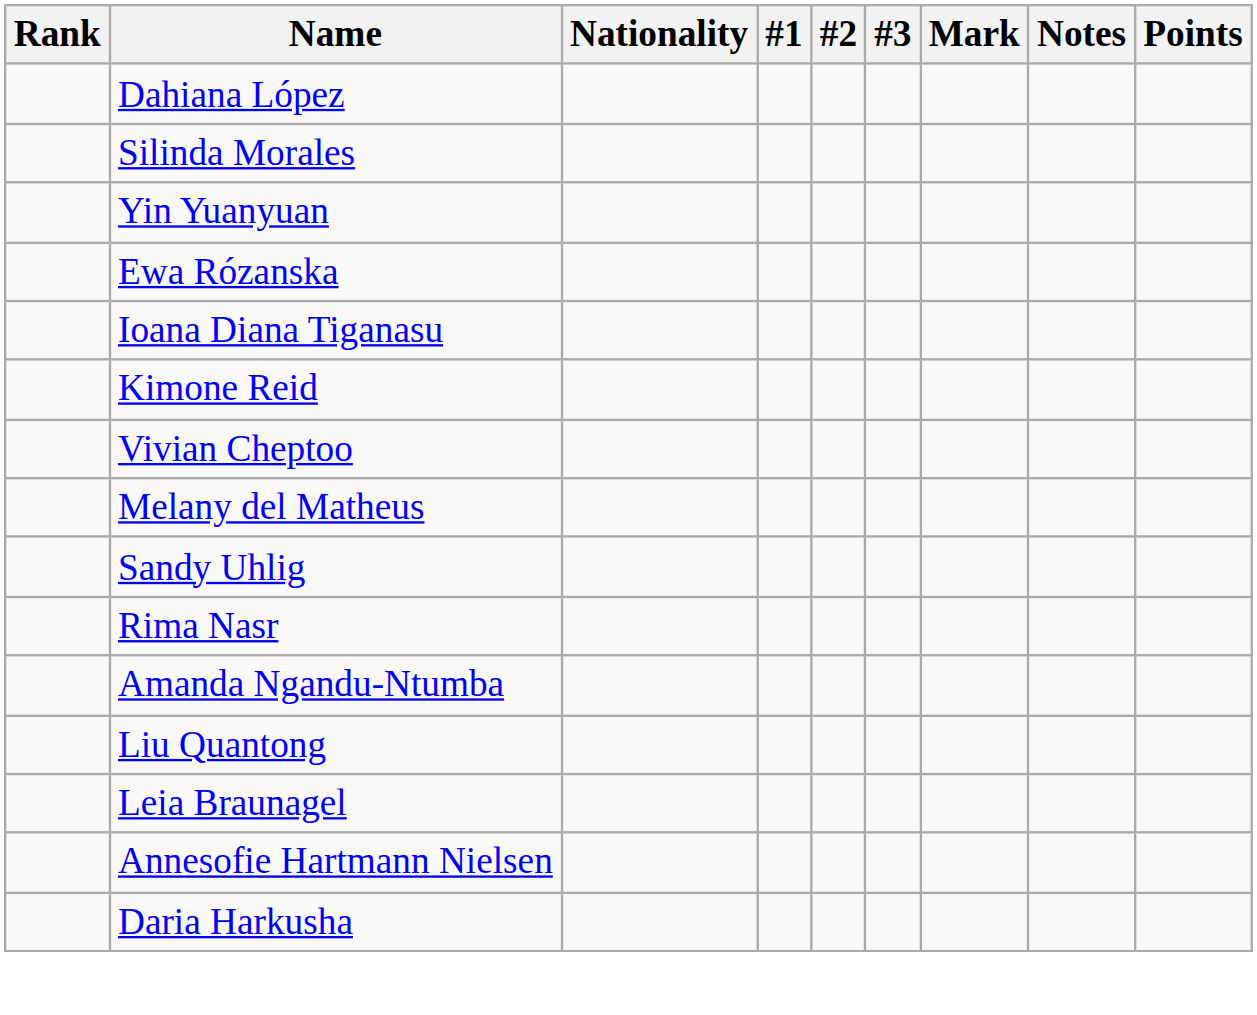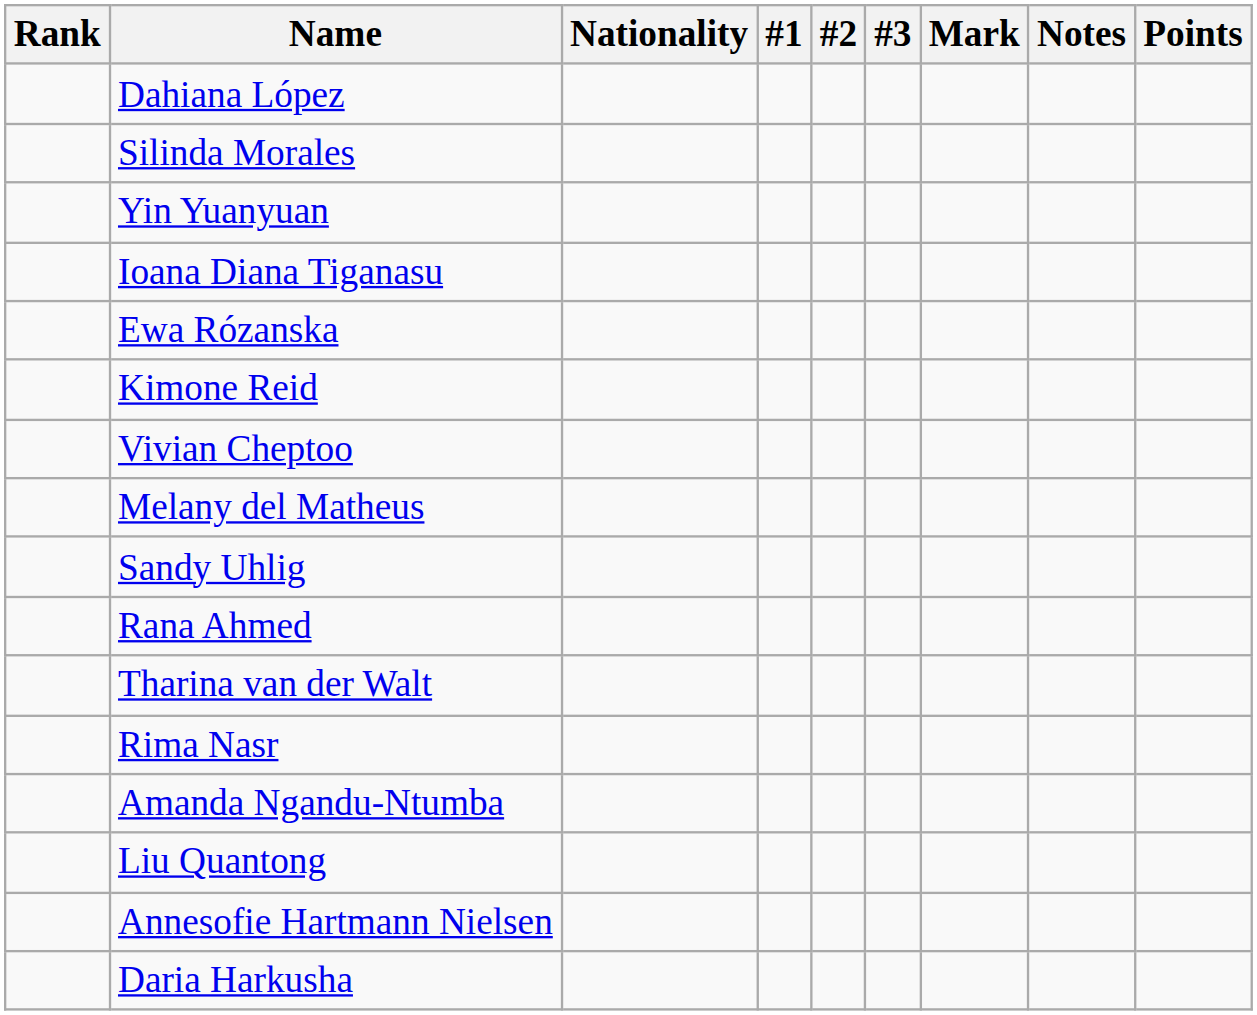rows swapped: (228, 270) <-> (281, 329)
+ row: (215, 625)
+ row: (275, 684)
- row: (232, 802)
